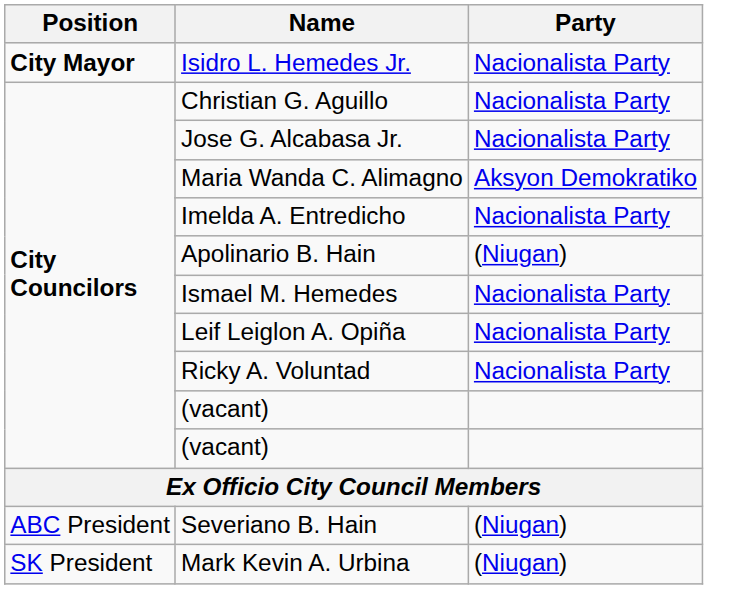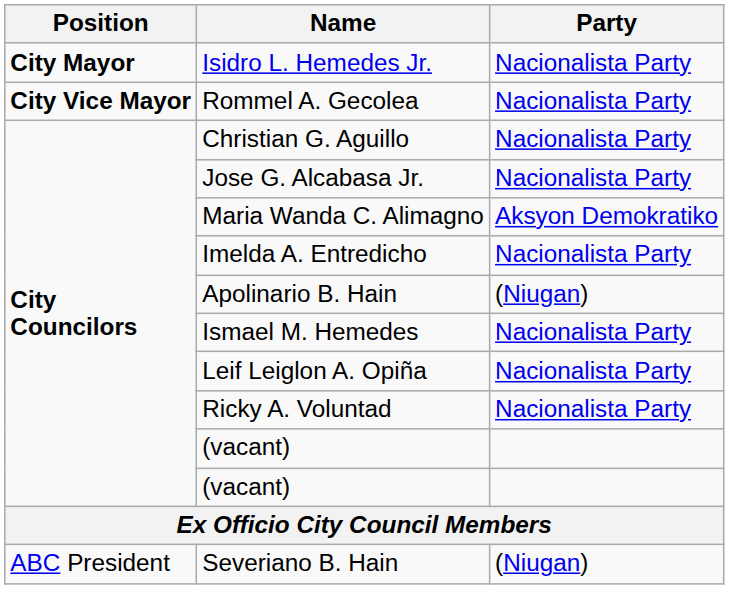+ row: (101, 100)
- row: (81, 563)
